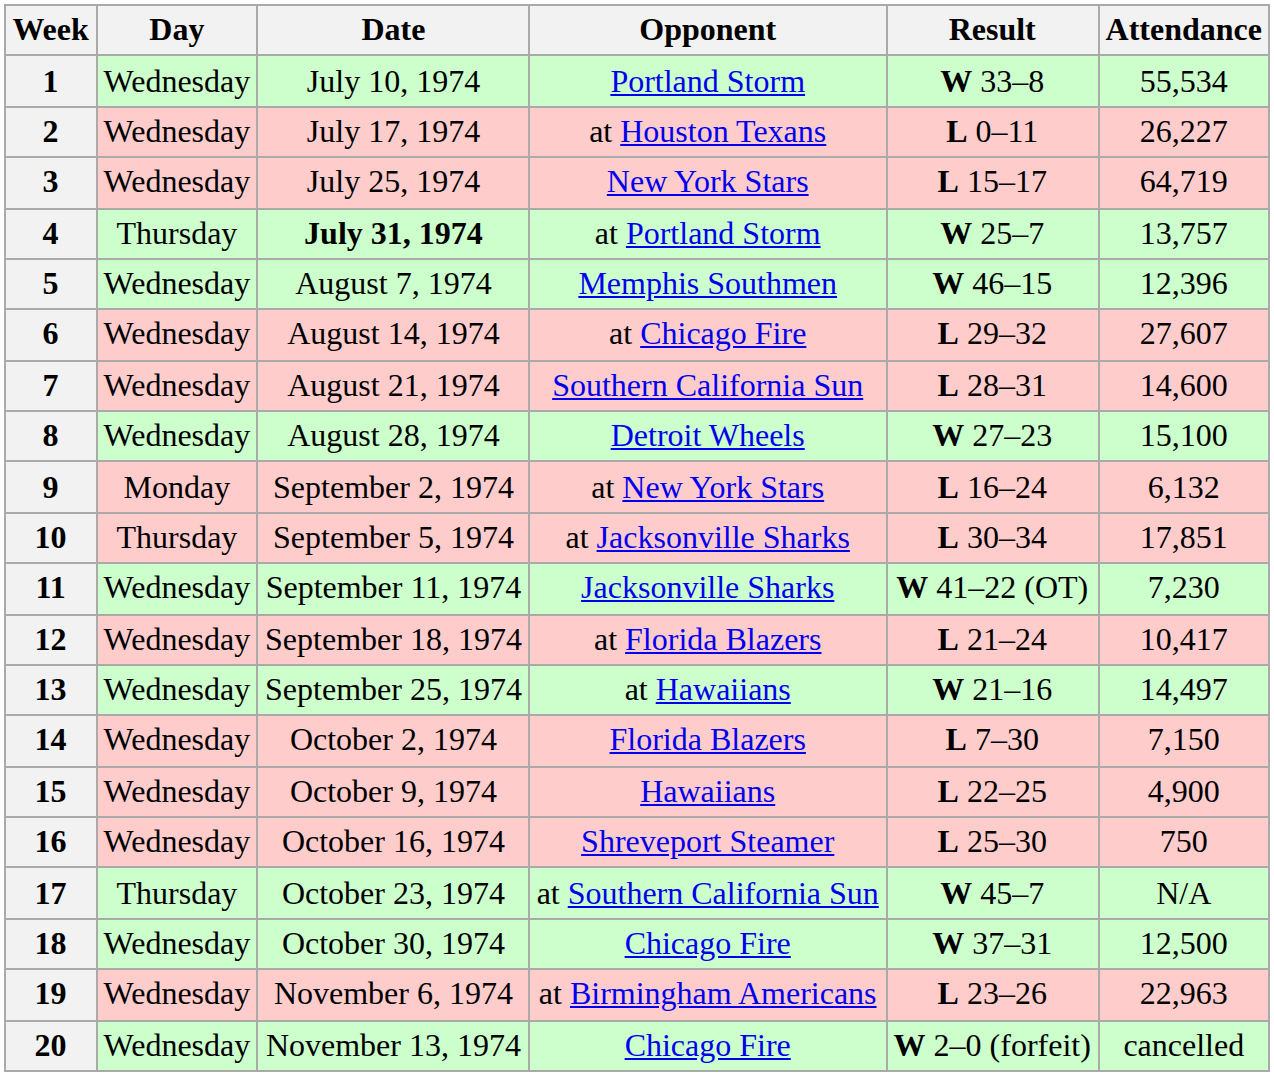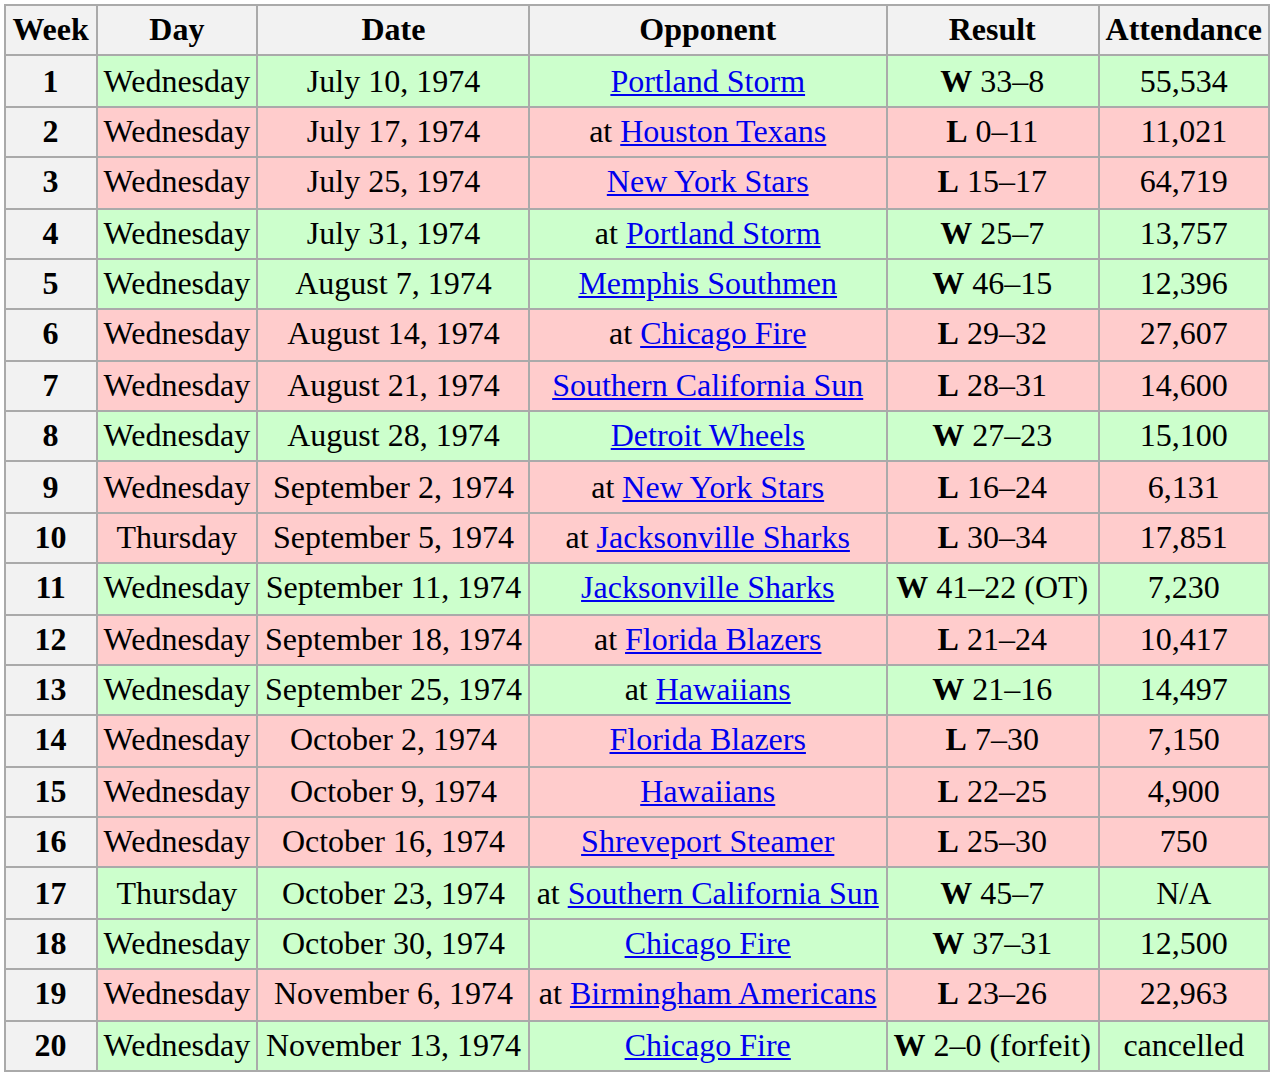(1184, 131) 26,227 -> (1184, 131) 11,021
(177, 232) Thursday -> (177, 232) Wednesday
(393, 232) bold -> (393, 232) normal
(177, 486) Monday -> (177, 486) Wednesday
(1184, 486) 6,132 -> (1184, 486) 6,131
